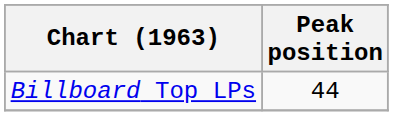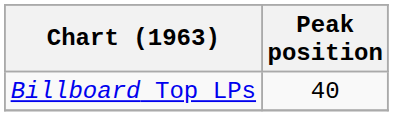(325, 91) 44 -> (325, 91) 40
